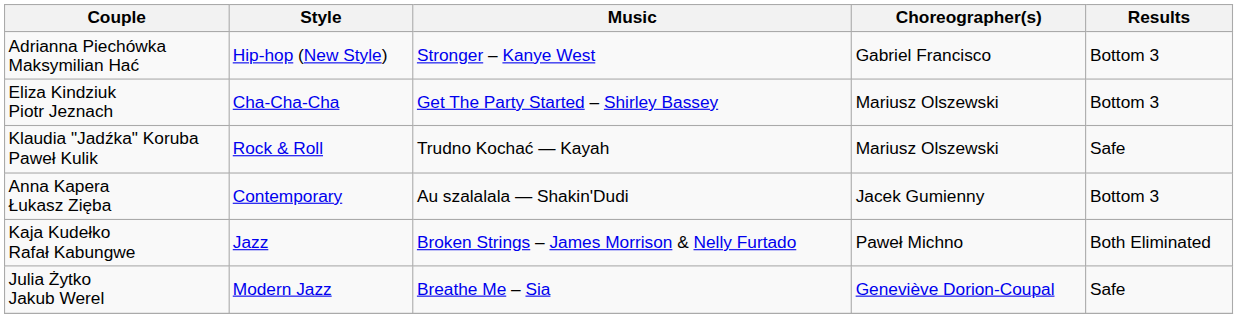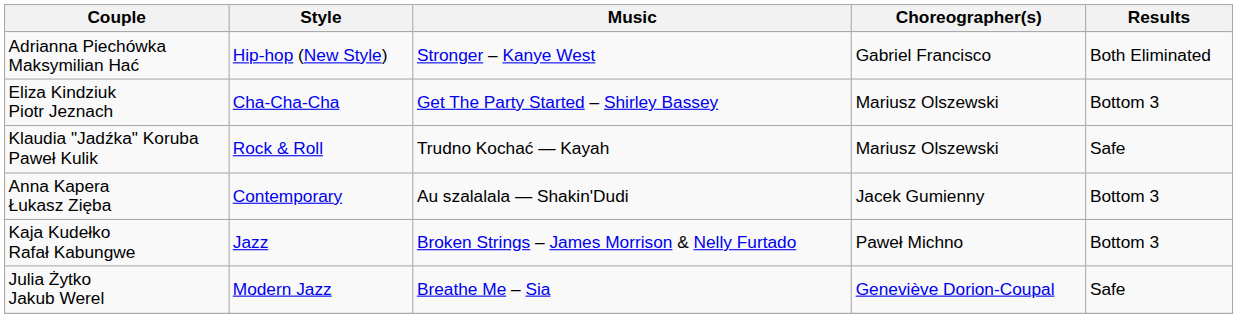(1124, 55) Bottom 3 -> (1150, 55) Both Eliminated
(1150, 242) Both Eliminated -> (1124, 242) Bottom 3
